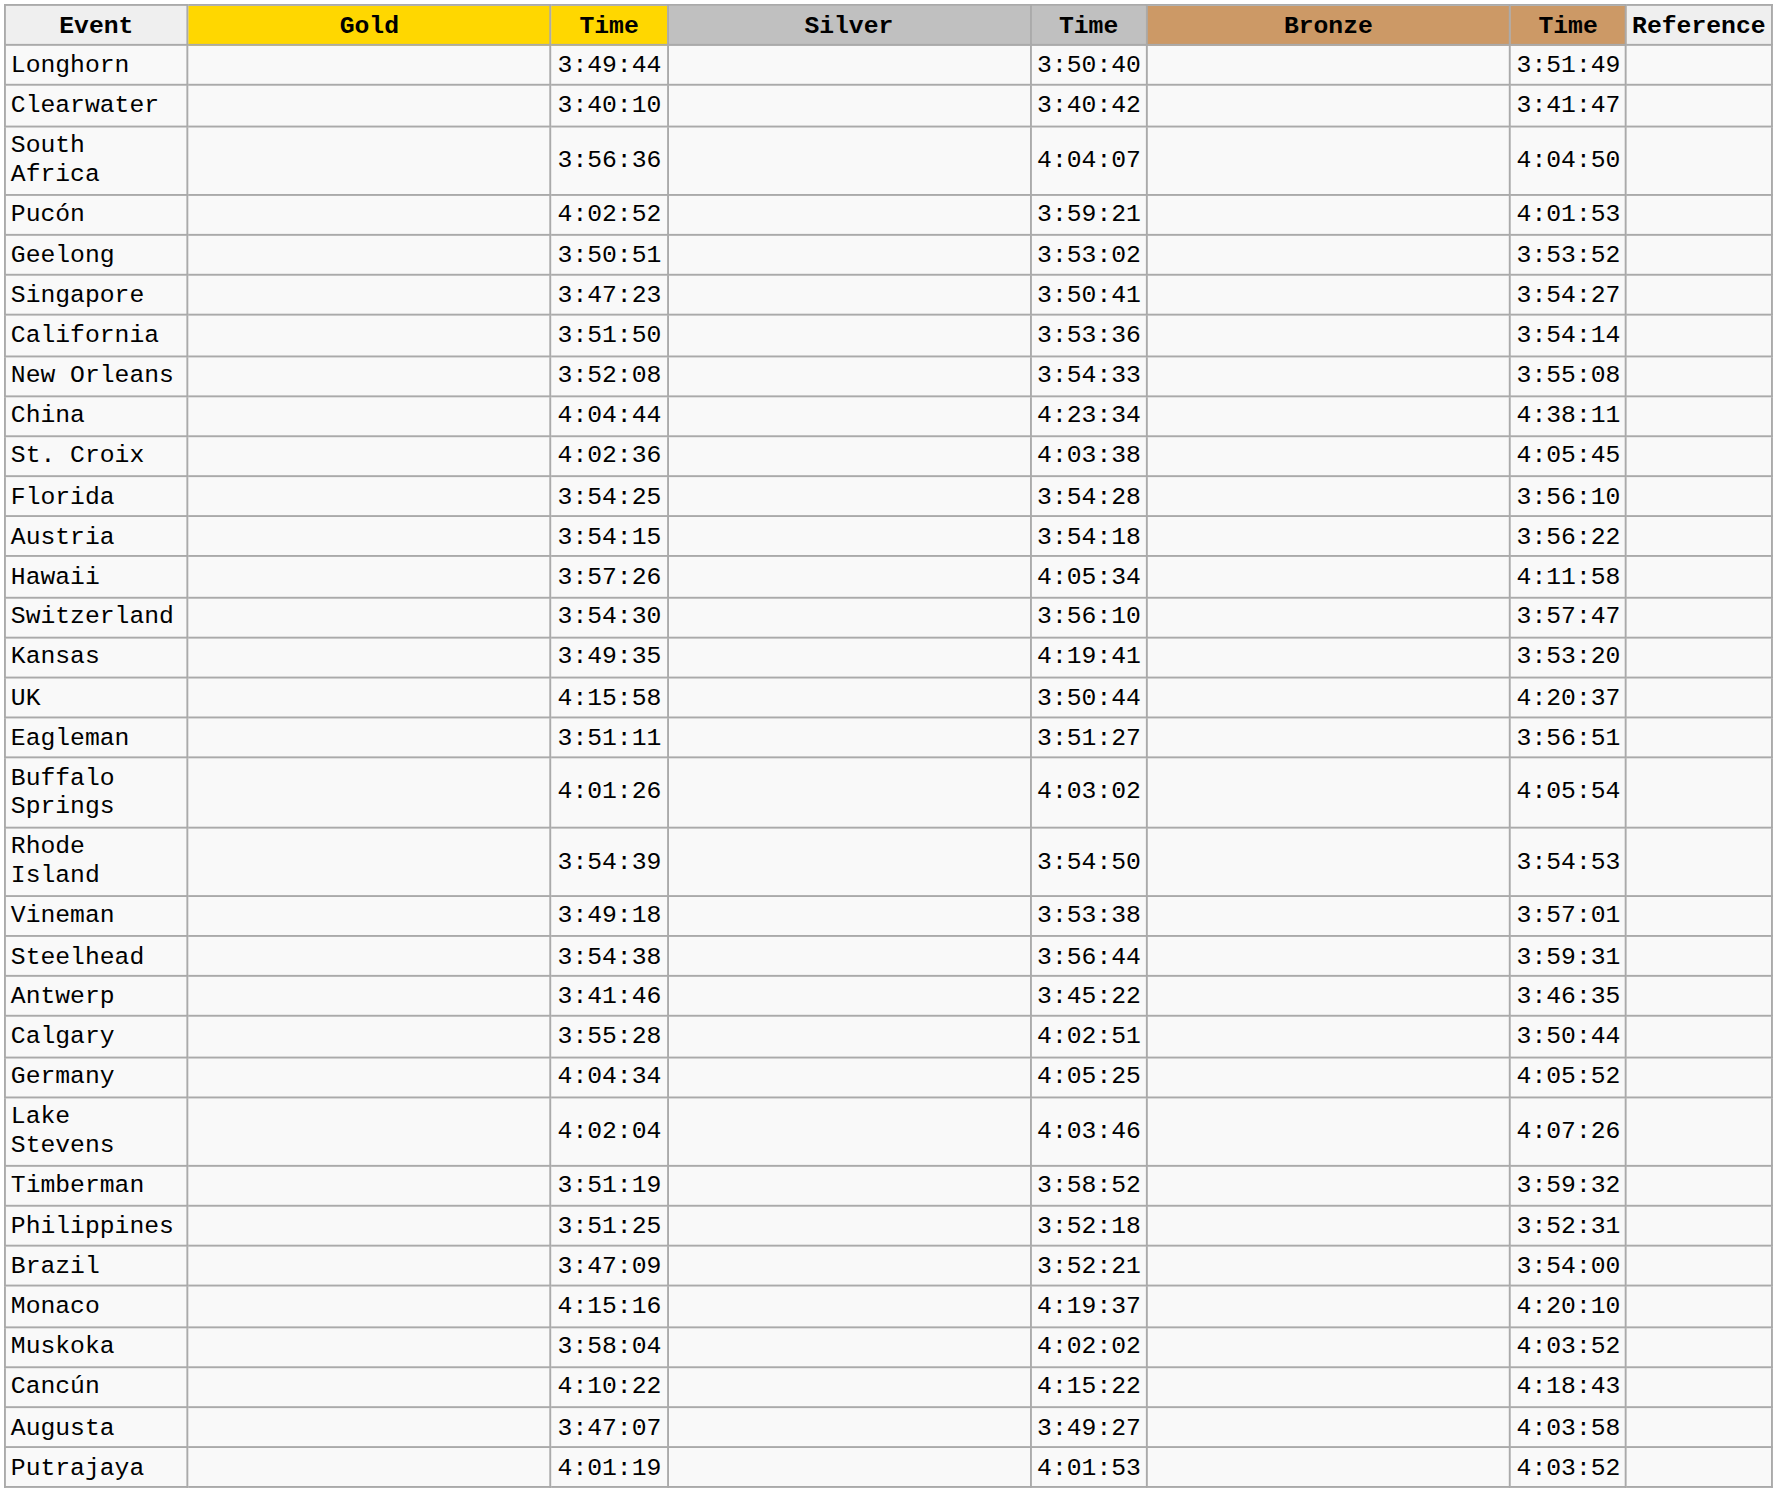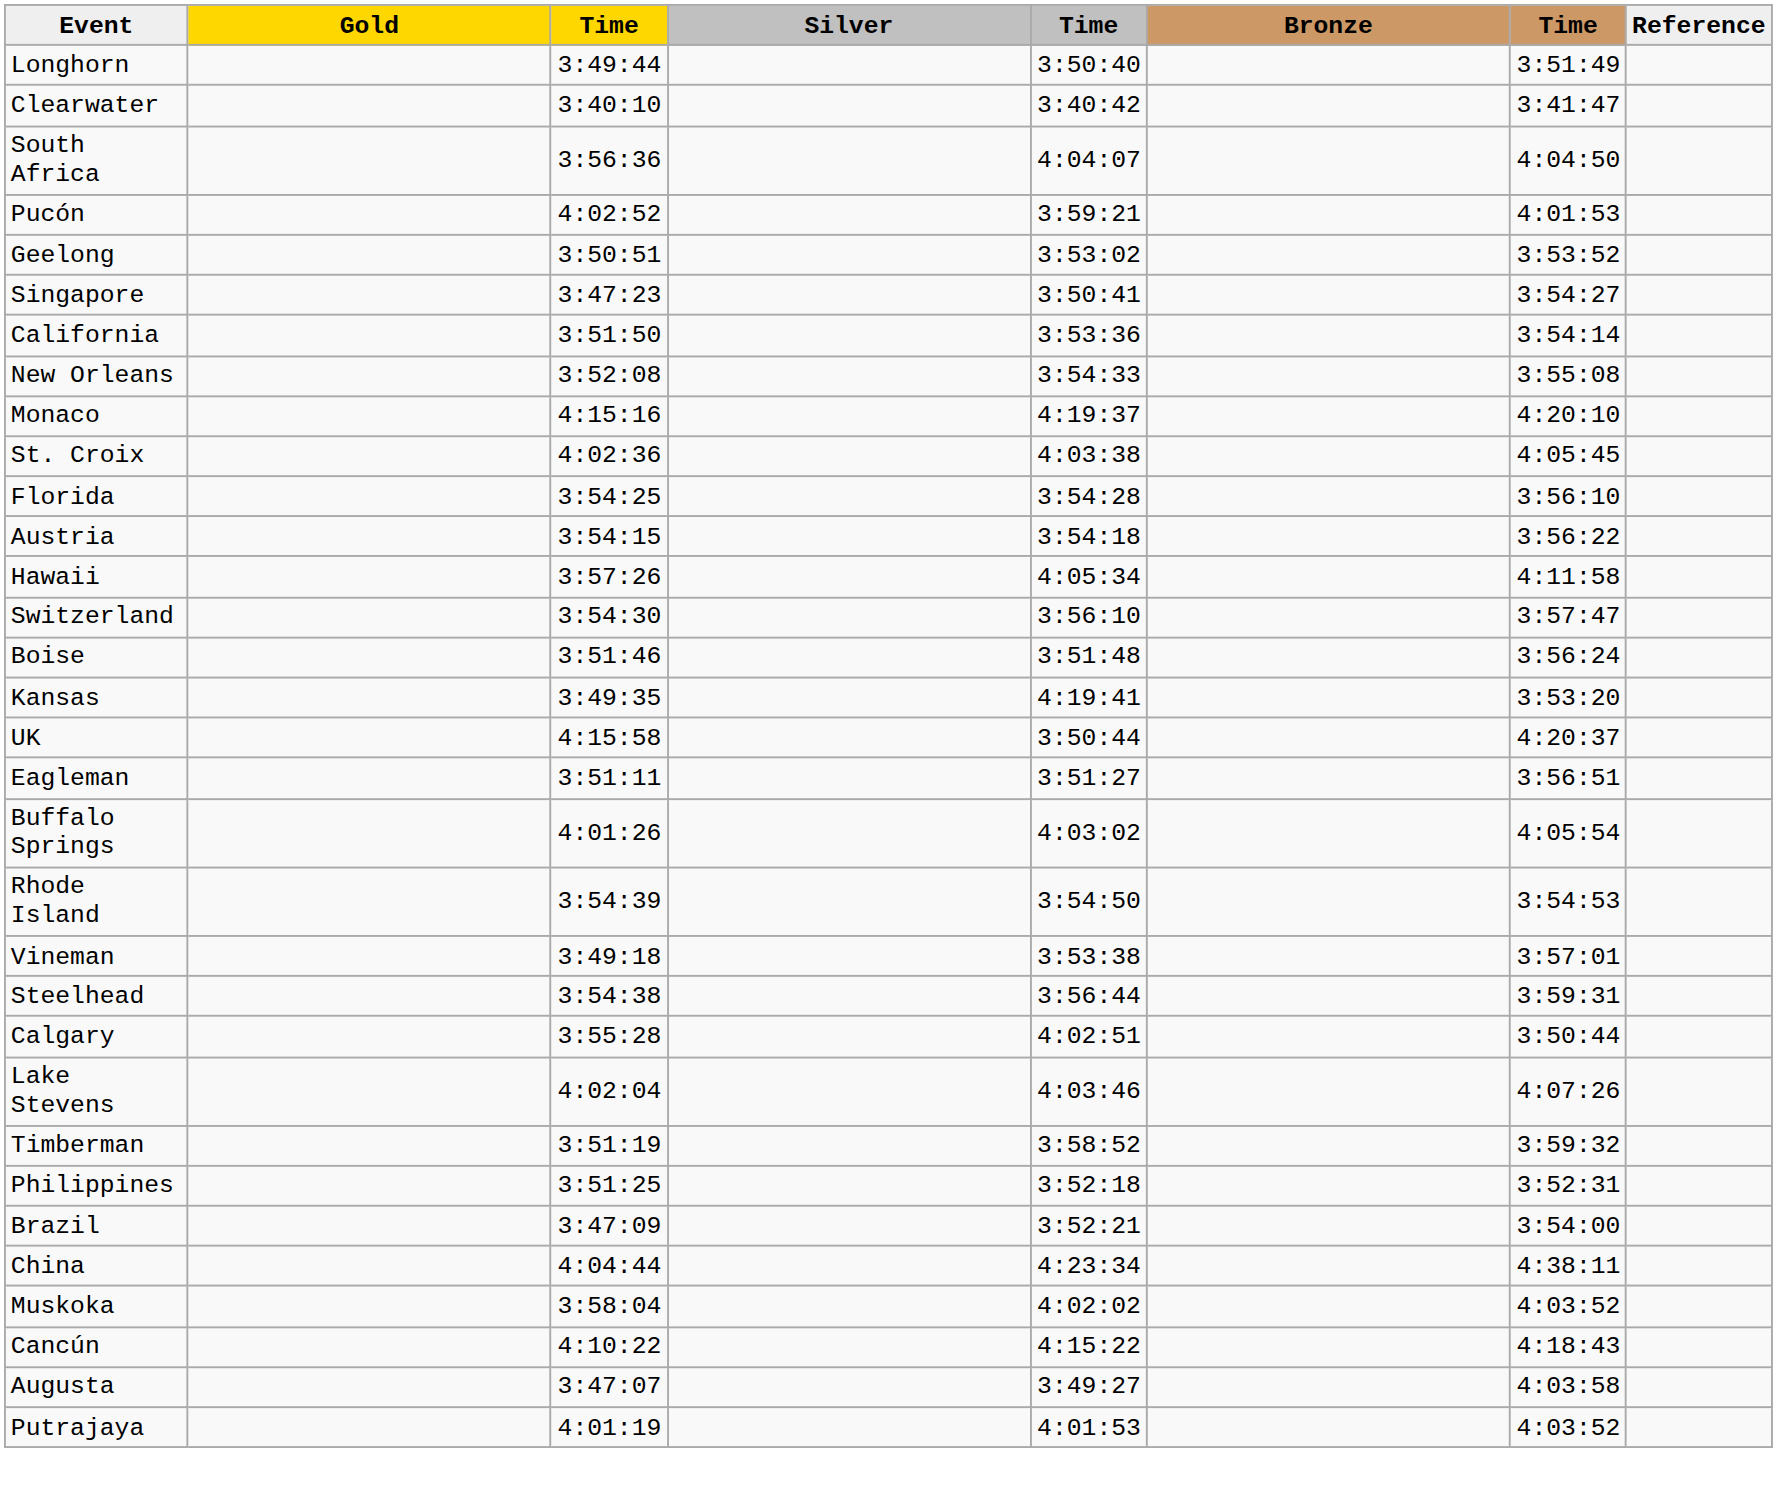rows swapped: (48, 416) <-> (55, 1307)
+ row: (48, 657)
- row: (63, 996)
- row: (63, 1077)
